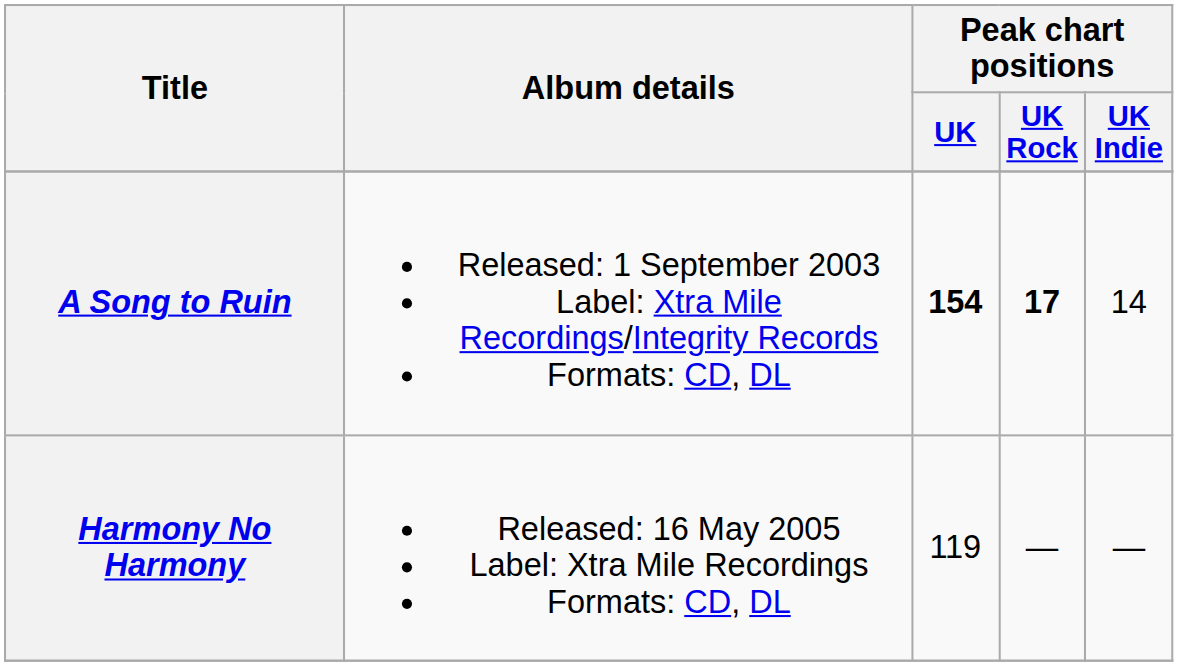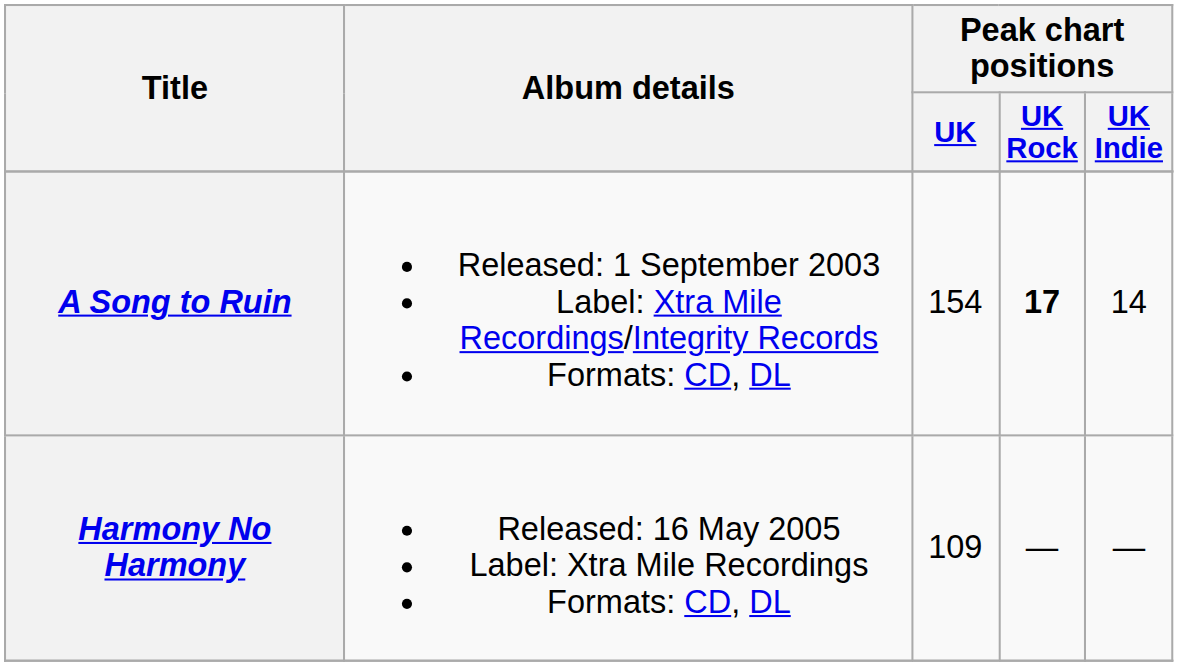(955, 302) bold -> (955, 302) normal
(955, 546) 119 -> (955, 546) 109
